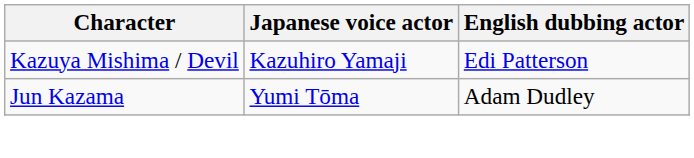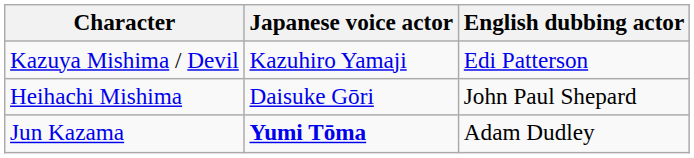+ row: (96, 96)
(304, 96) normal -> (308, 133) bold
